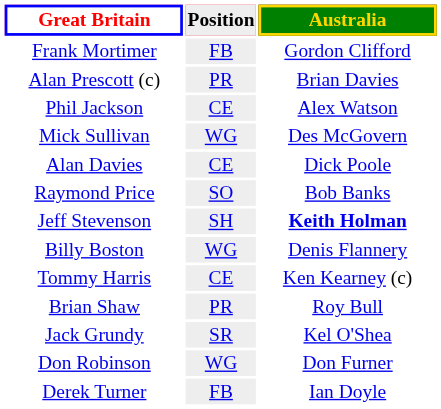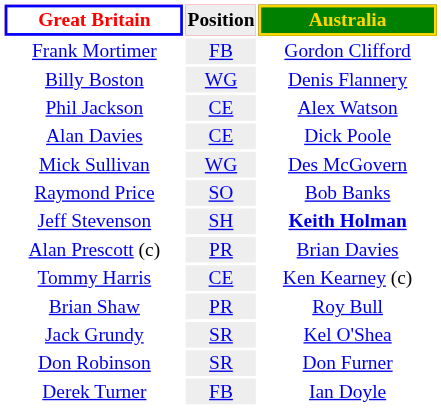rows swapped: (94, 249) <-> (94, 79)
rows swapped: (94, 164) <-> (94, 136)
(221, 362) WG -> (221, 362) SR
